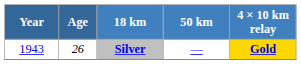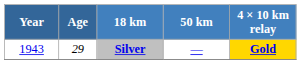(78, 49) 26 -> (78, 49) 29
